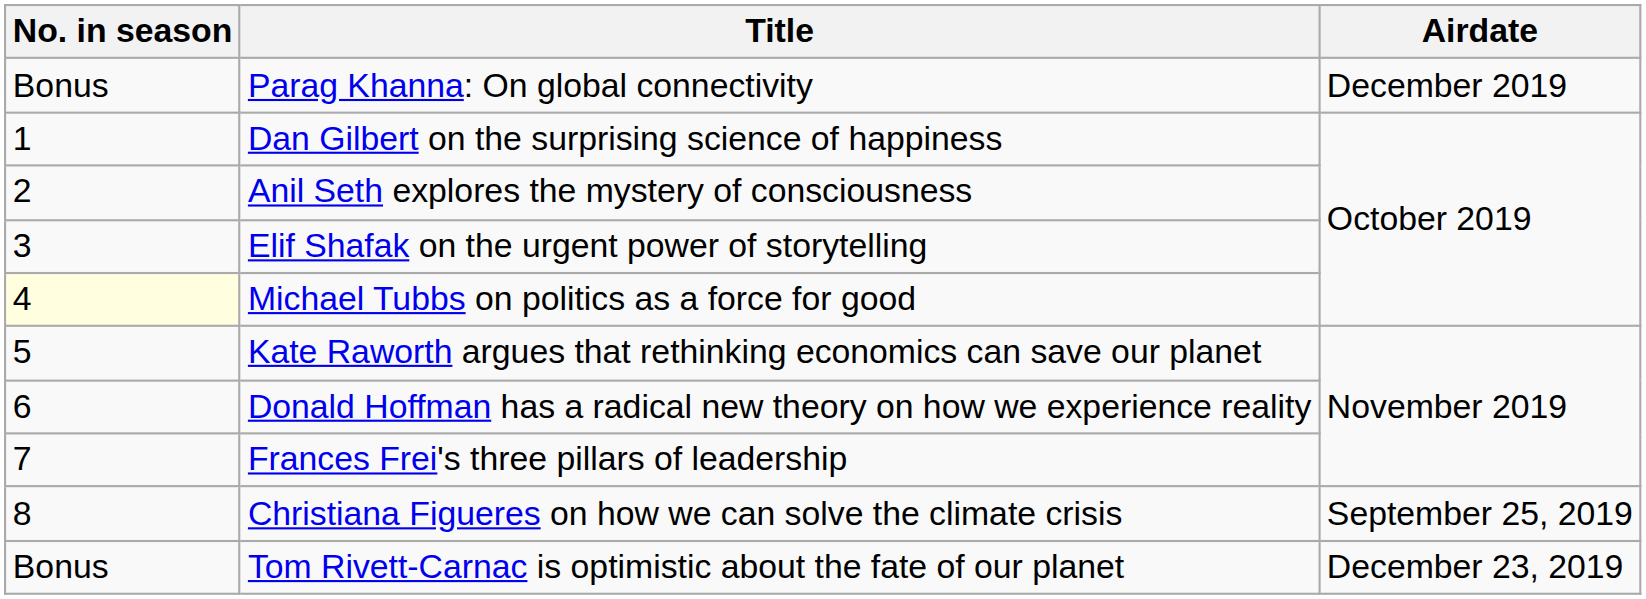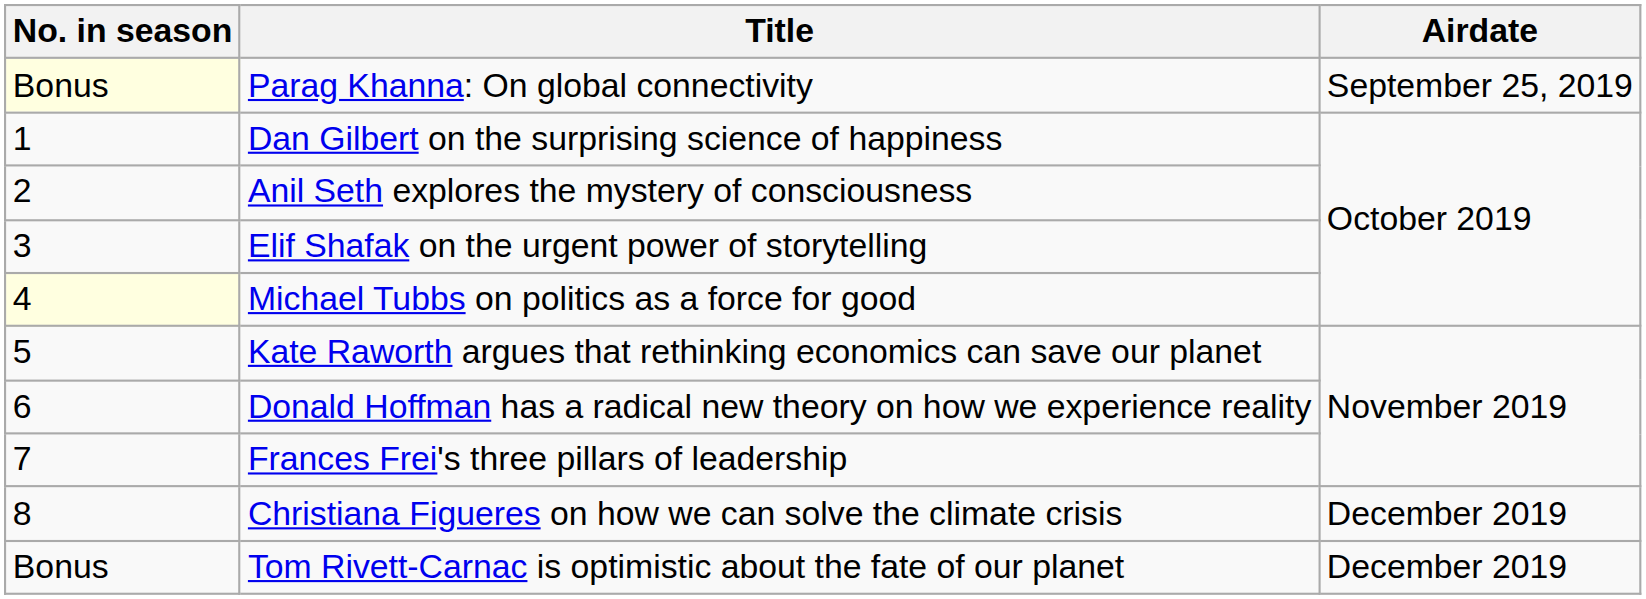(61, 84) no background -> (61, 84) lightyellow background
(1447, 84) December 2019 -> (1480, 84) September 25, 2019
(1480, 513) September 25, 2019 -> (1447, 513) December 2019
(1475, 566) December 23, 2019 -> (1447, 566) December 2019
